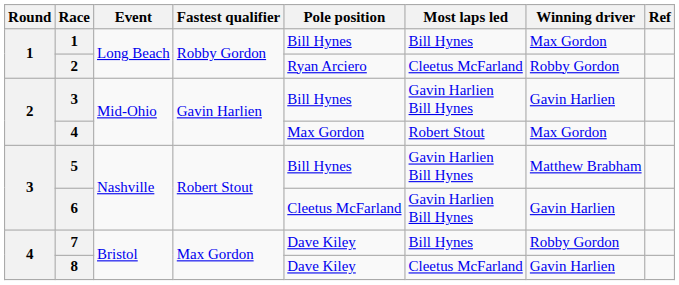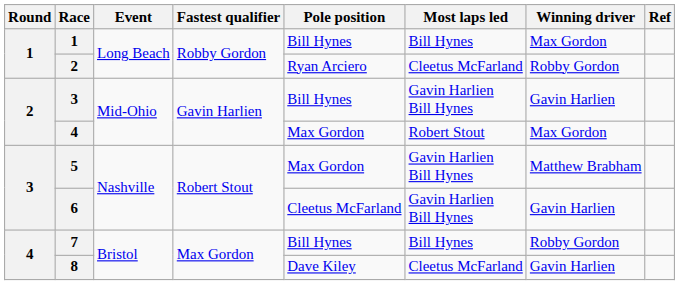(319, 166) Bill Hynes -> (326, 166) Max Gordon
(322, 242) Dave Kiley -> (319, 242) Bill Hynes
